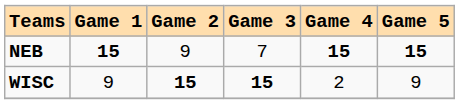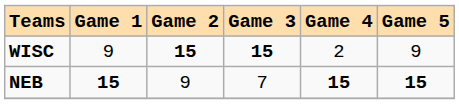rows swapped: (26, 52) <-> (32, 82)
